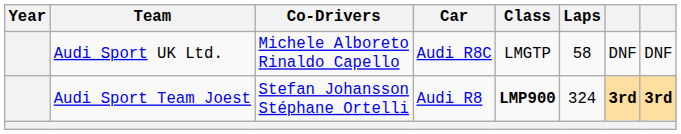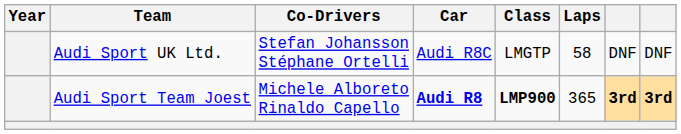(334, 53) Michele Alboreto Rinaldo Capello -> (334, 53) Stefan Johansson Stéphane Ortelli
(334, 98) Stefan Johansson Stéphane Ortelli -> (334, 98) Michele Alboreto Rinaldo Capello
(449, 98) normal -> (449, 98) bold
(582, 98) 324 -> (582, 98) 365
